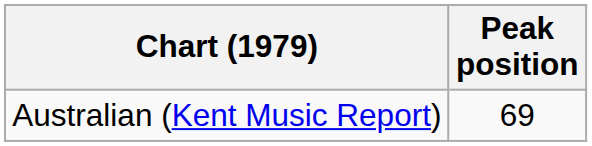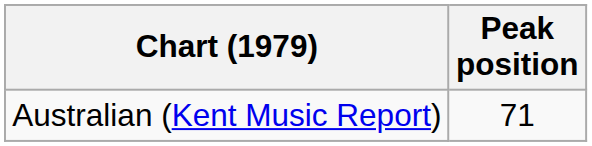(517, 114) 69 -> (517, 114) 71
